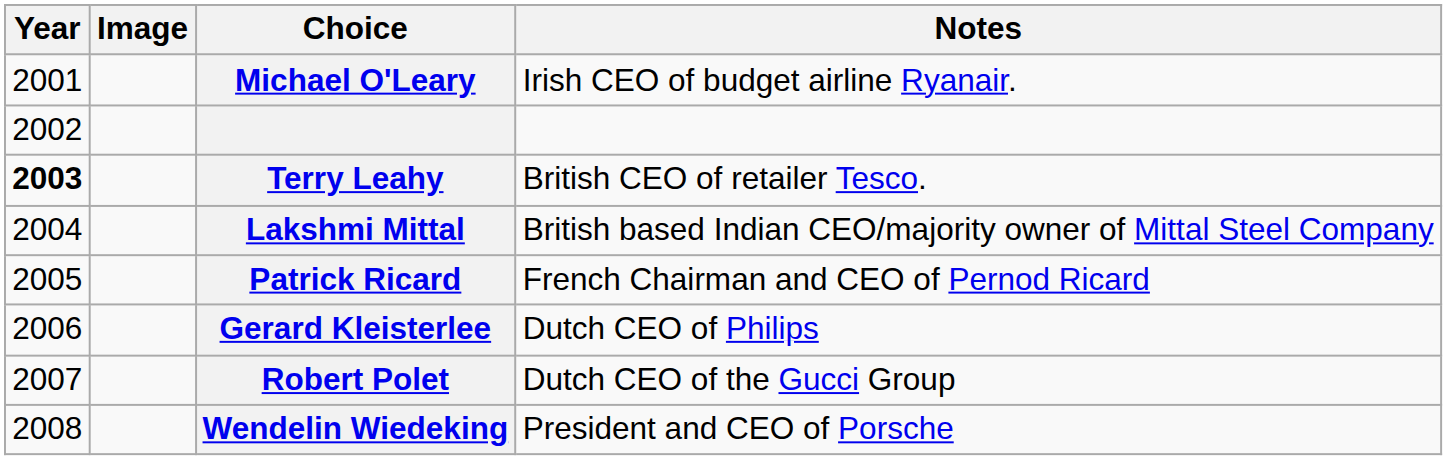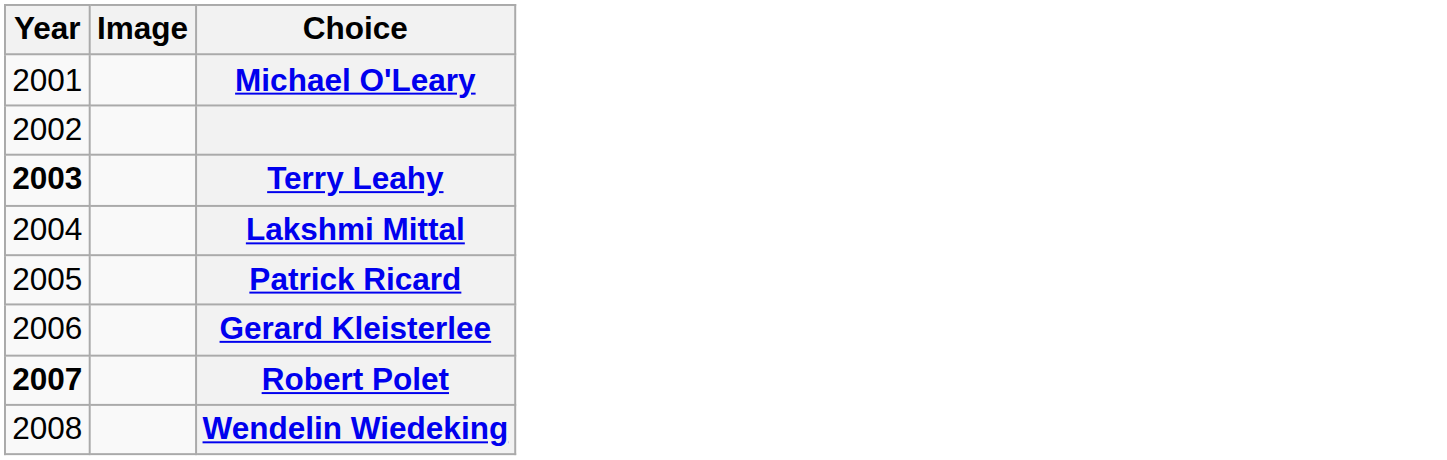- column: (978, 29)
(47, 379) normal -> (47, 379) bold
